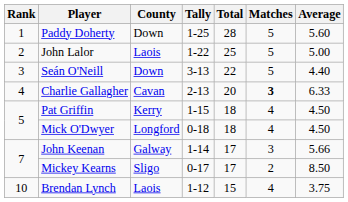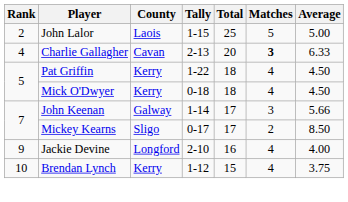- row: (78, 33)
(198, 52) 1-22 -> (198, 33) 1-15
- row: (72, 71)
(198, 110) 1-15 -> (198, 71) 1-22
(157, 129) Longford -> (148, 91) Kerry
+ row: (75, 149)
(147, 187) Laois -> (148, 168) Kerry
